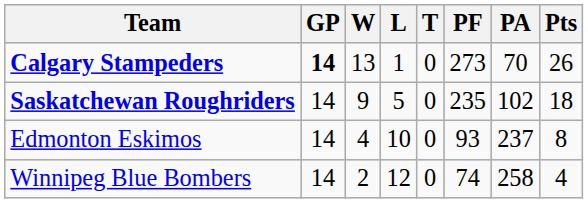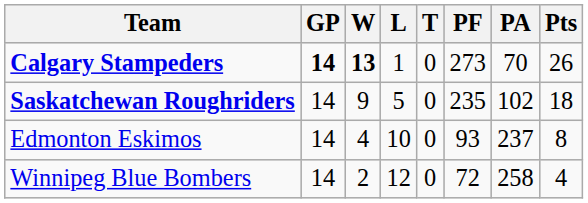(363, 62) normal -> (363, 62) bold
(468, 178) 74 -> (468, 178) 72
